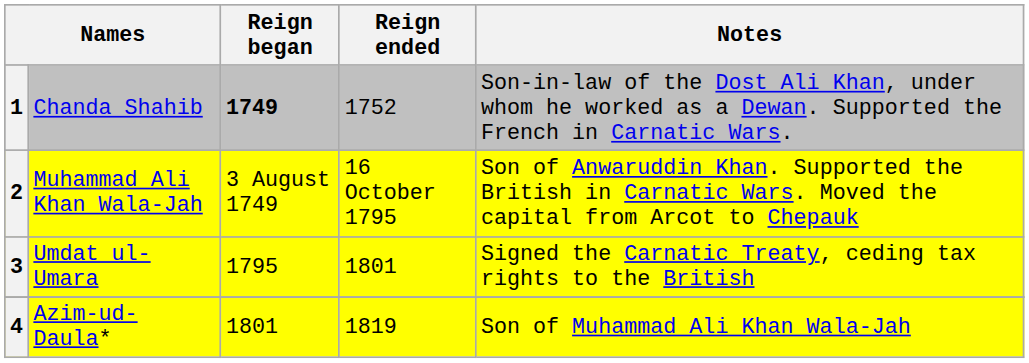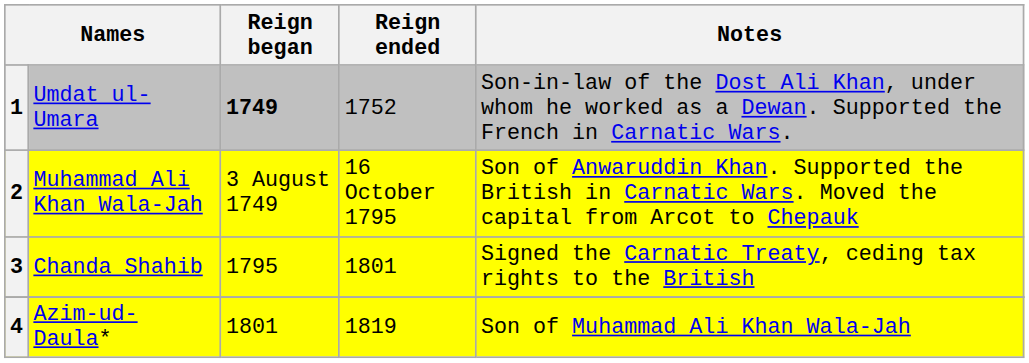(118, 108) Chanda Shahib -> (92, 108) Umdat ul-Umara
(92, 266) Umdat ul-Umara -> (118, 266) Chanda Shahib
